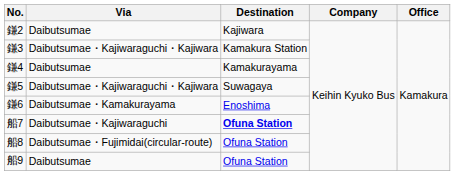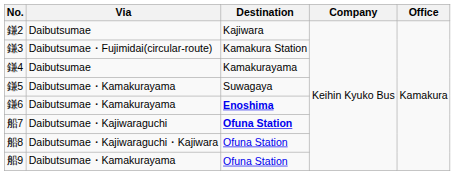(123, 49) Daibutsumae・Kajiwaraguchi・Kajiwara -> (120, 49) Daibutsumae・Fujimidai(circular-route)
(123, 86) Daibutsumae・Kajiwaraguchi・Kajiwara -> (102, 86) Daibutsumae・Kamakurayama
(247, 105) normal -> (248, 105) bold
(120, 142) Daibutsumae・Fujimidai(circular-route) -> (123, 142) Daibutsumae・Kajiwaraguchi・Kajiwara
(60, 161) Daibutsumae -> (102, 161) Daibutsumae・Kamakurayama
